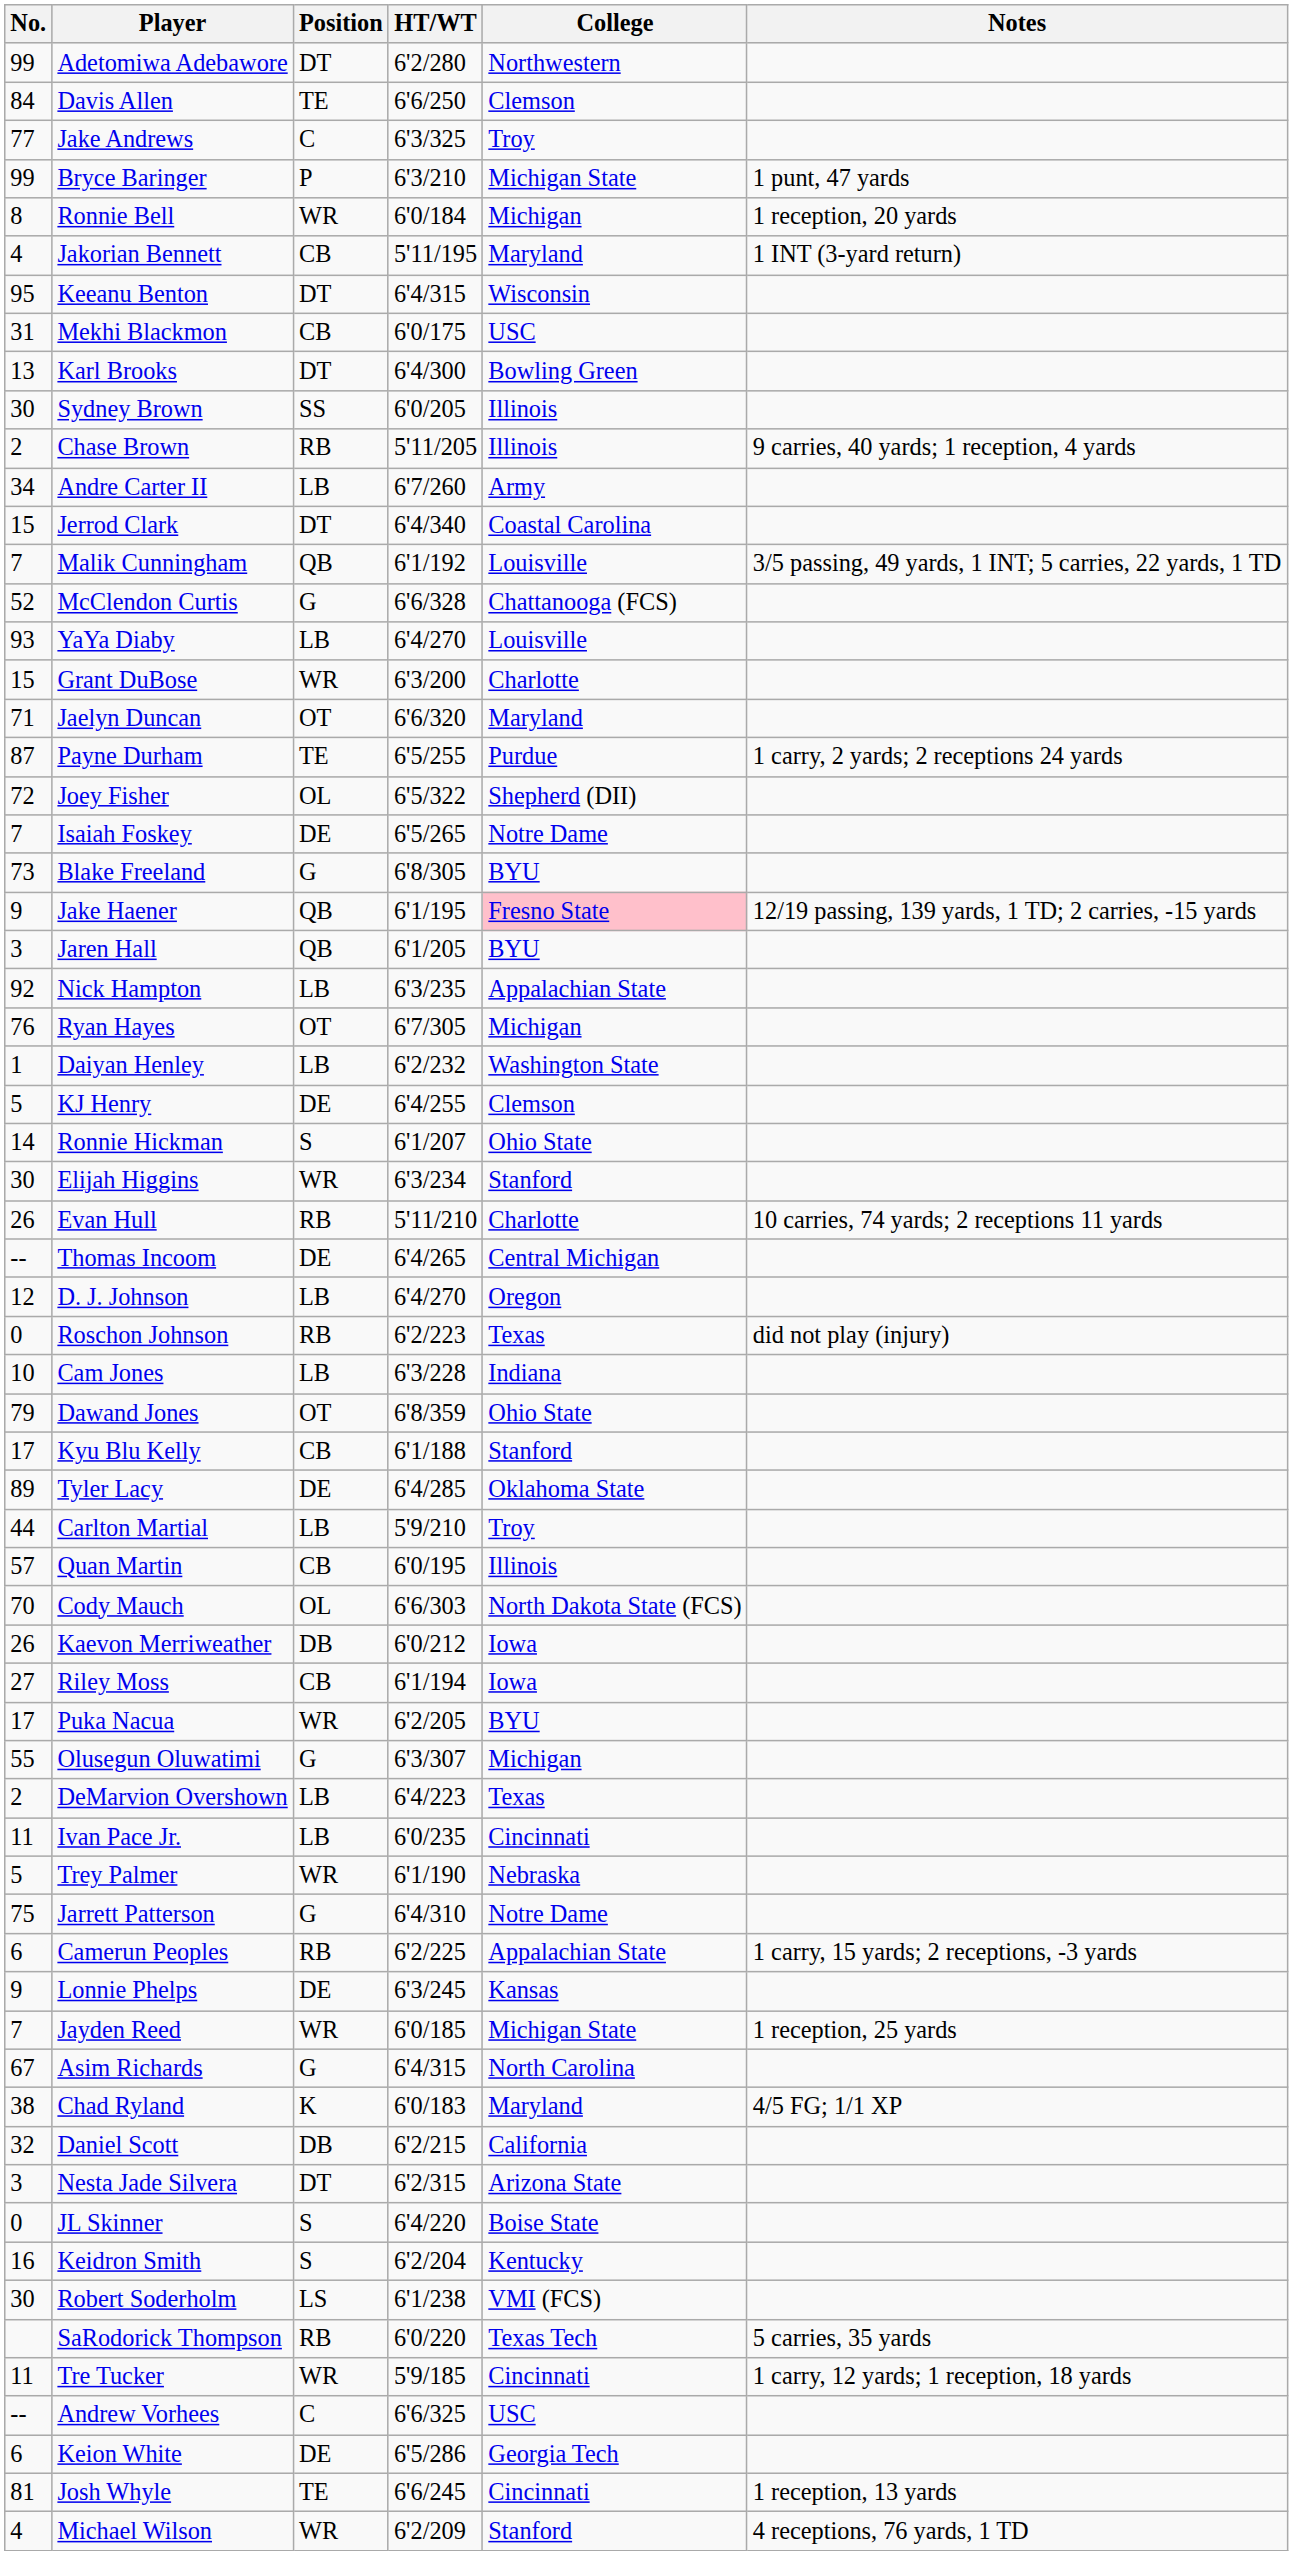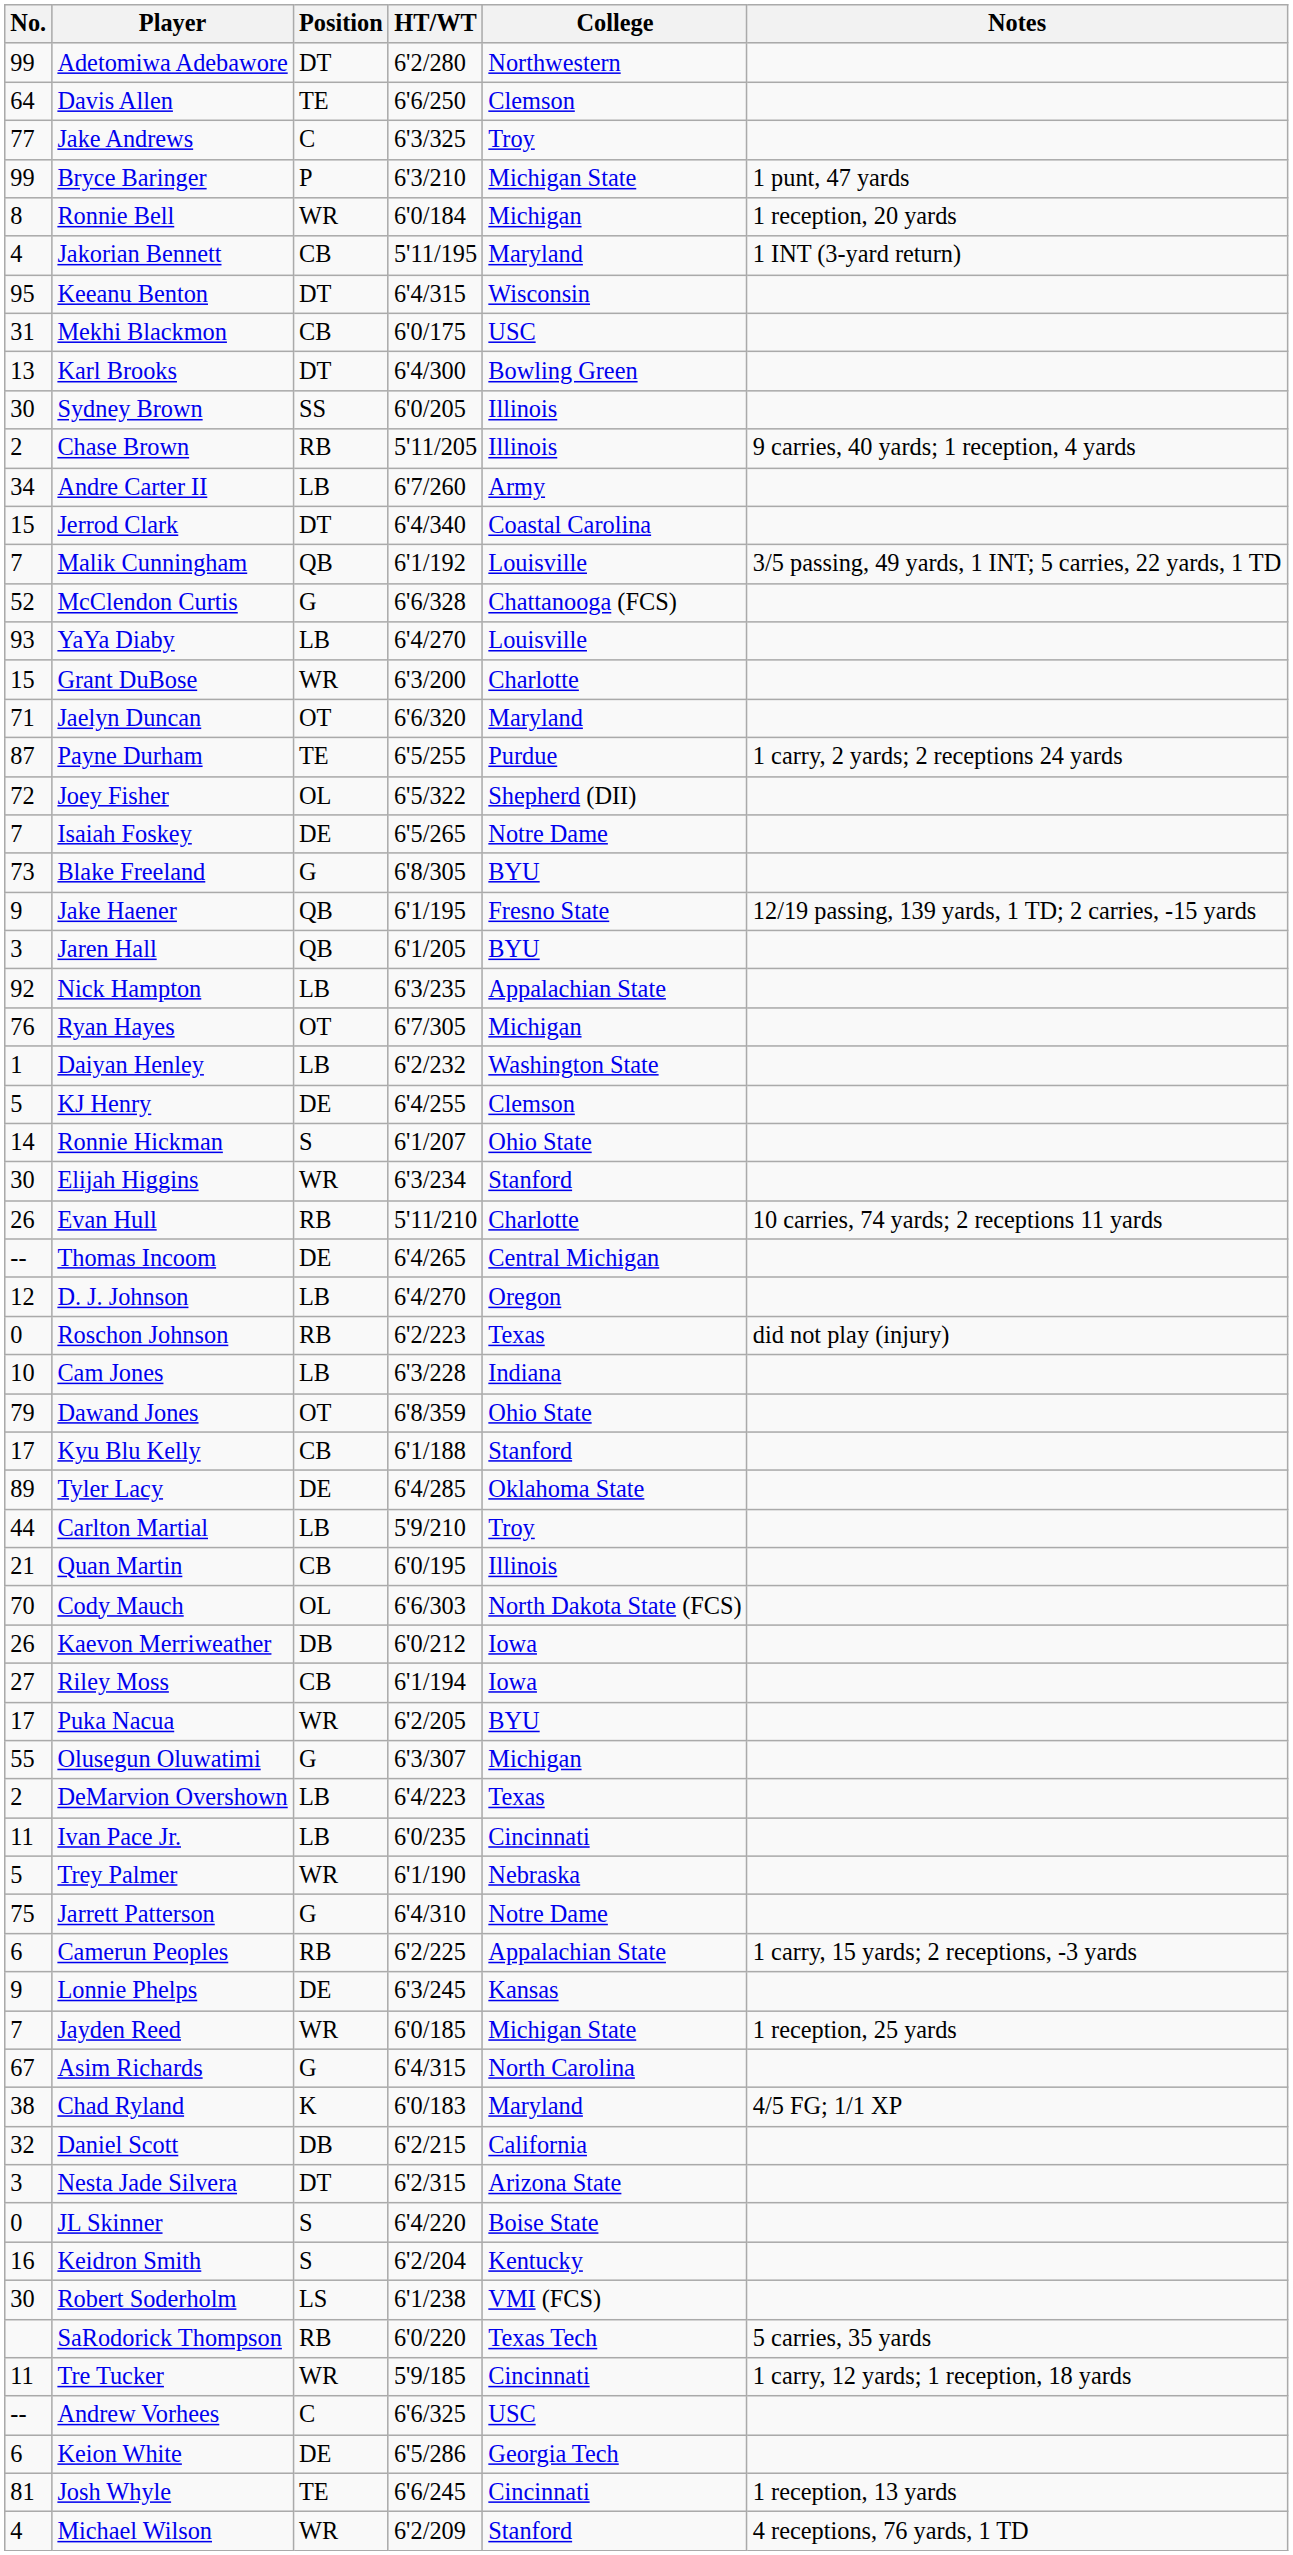(23, 100) 84 -> (23, 100) 64
(549, 910) pink background -> (549, 910) no background
(23, 1566) 57 -> (23, 1566) 21
